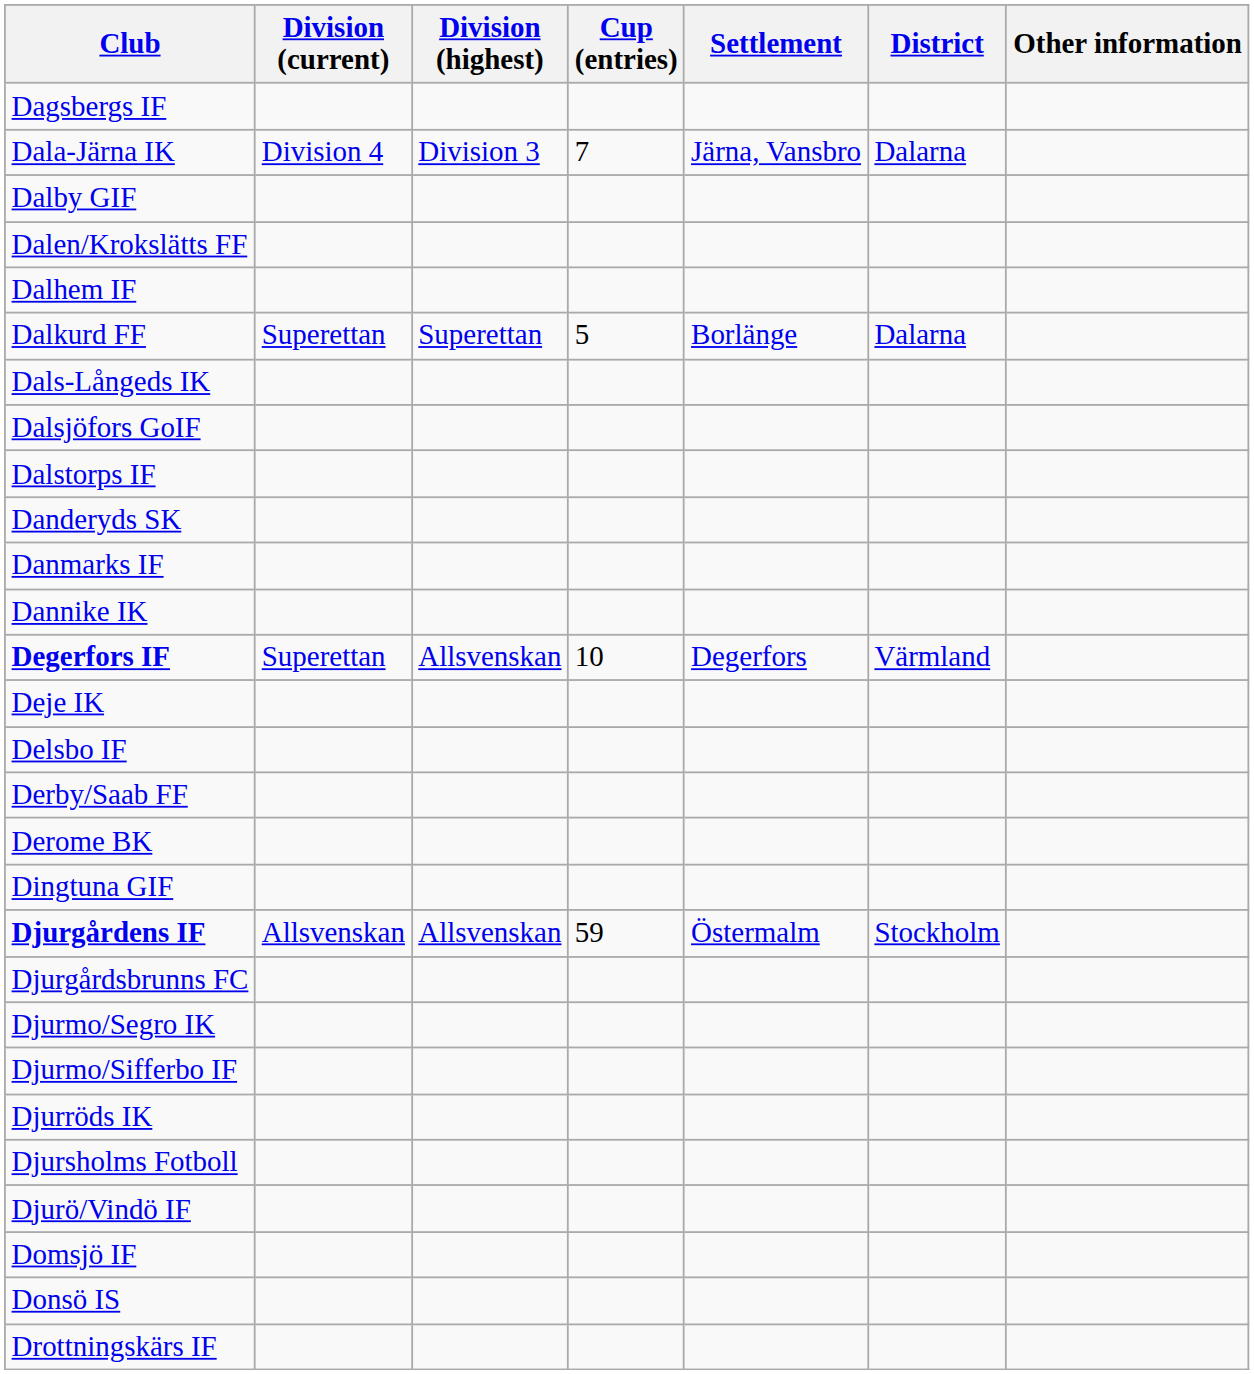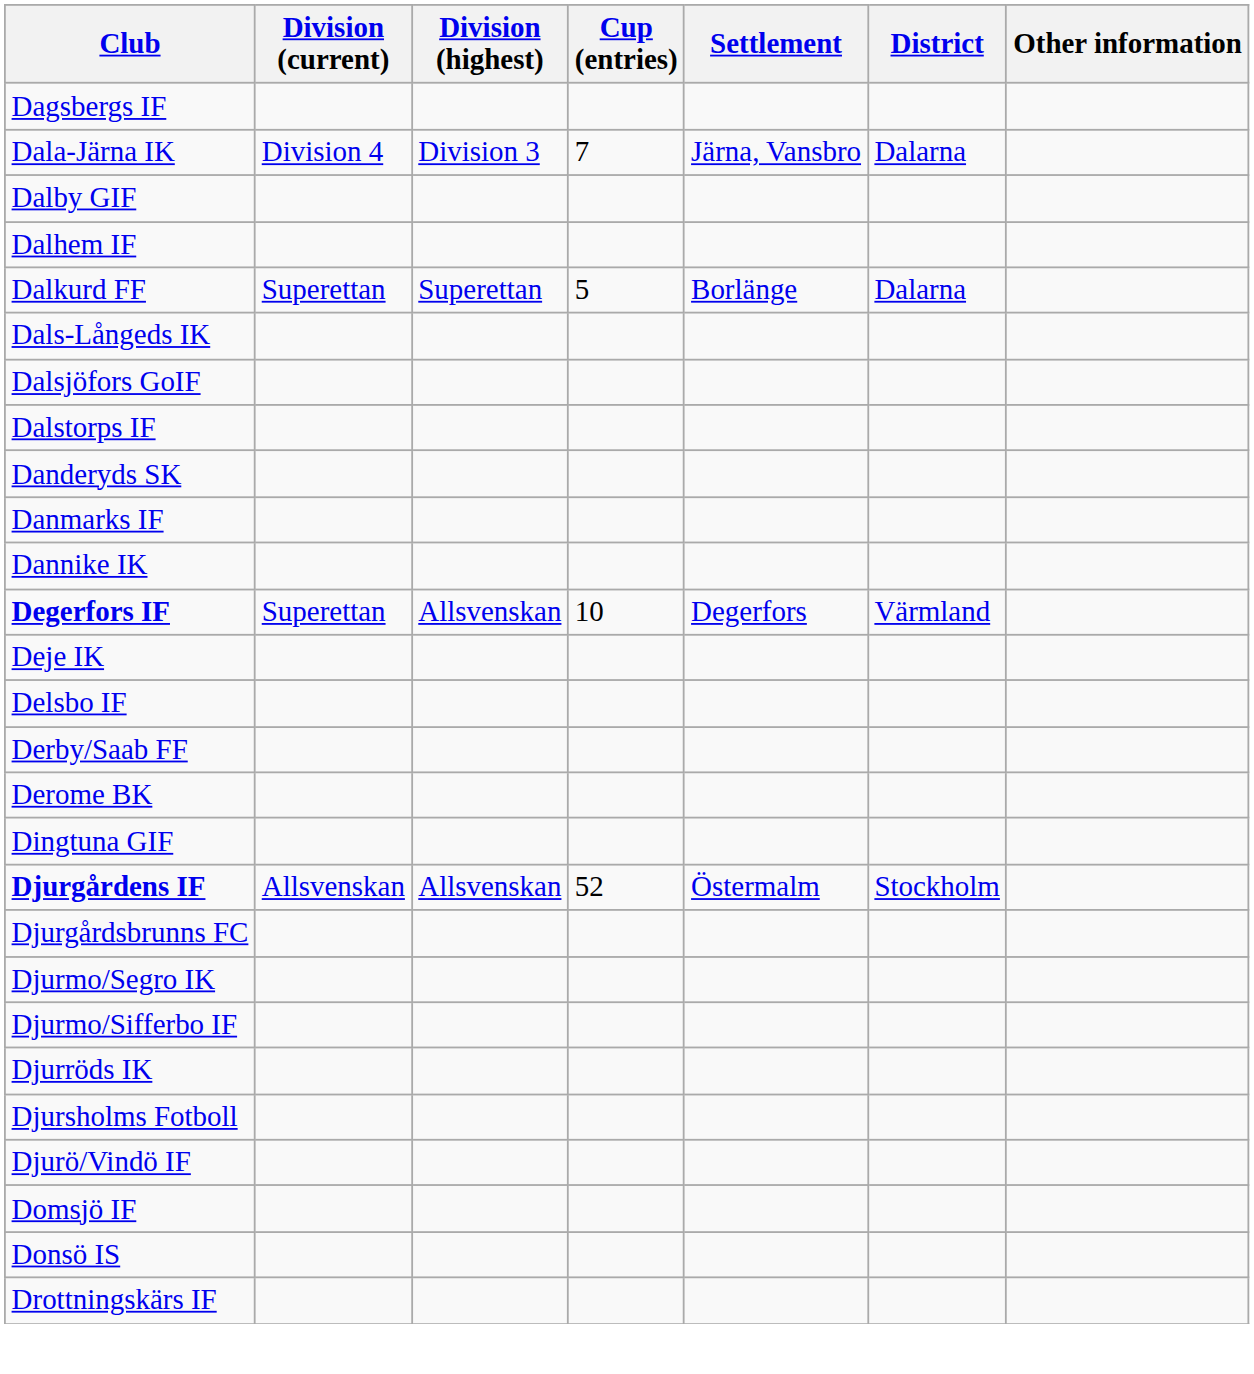- row: (129, 243)
(589, 932) 59 -> (589, 886) 52
